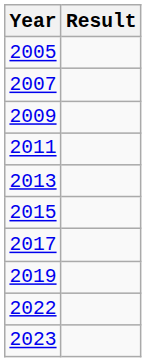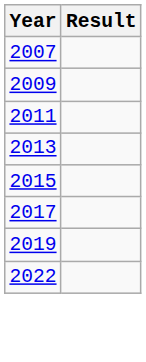- row: (33, 53)
- row: (33, 341)
